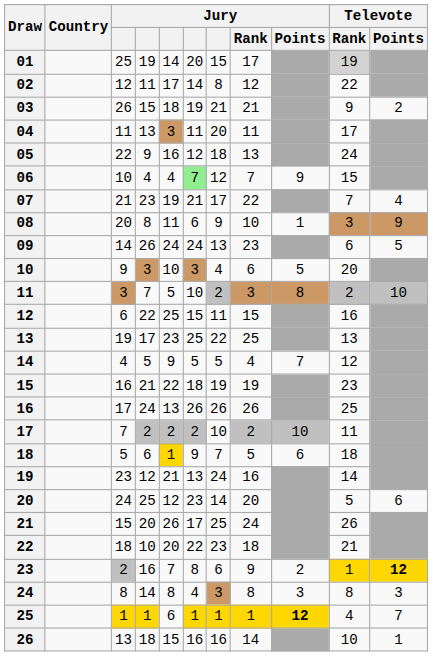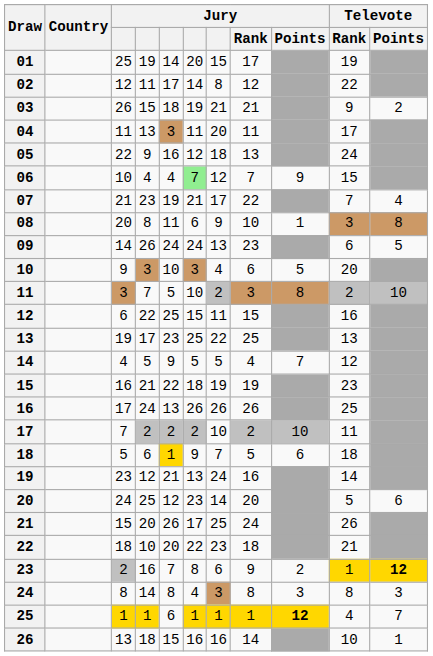(349, 62) lightgrey background -> (349, 62) no background
(399, 224) 9 -> (399, 224) 8
